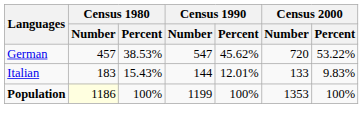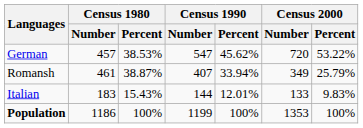+ row: (31, 73)
(103, 93) lightyellow background -> (103, 113) no background
